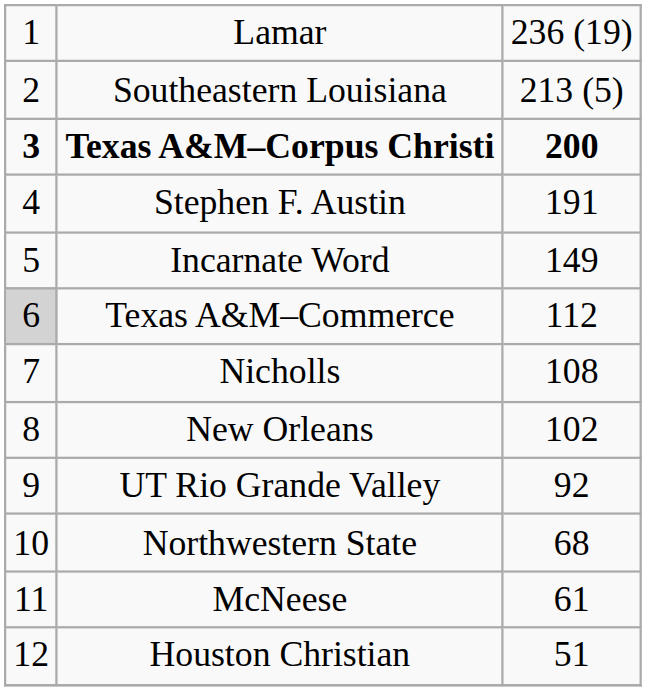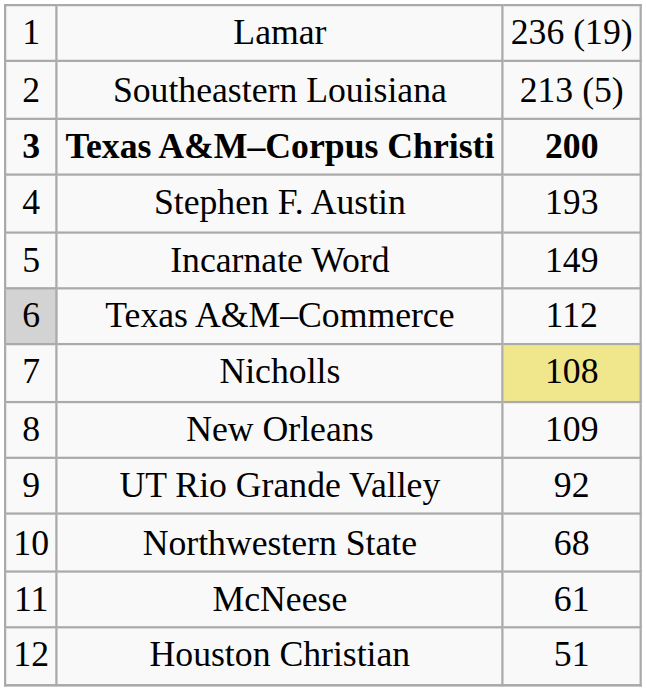(572, 202) 191 -> (572, 202) 193
(572, 372) no background -> (572, 372) khaki background
(572, 428) 102 -> (572, 428) 109
